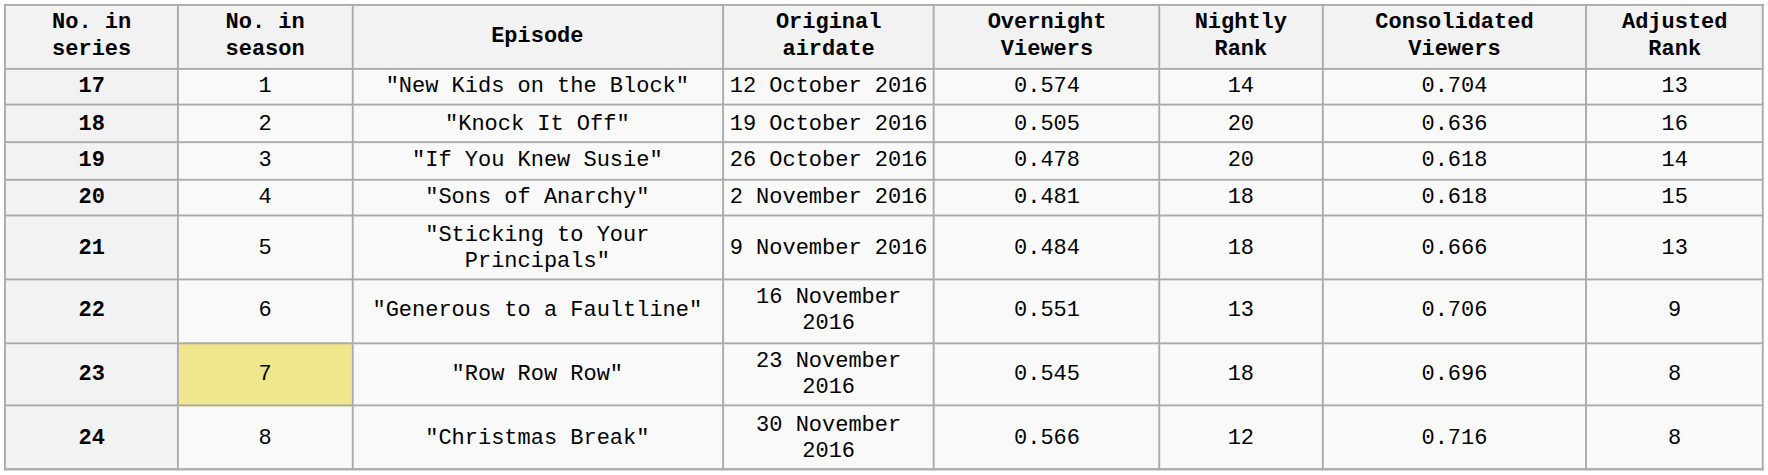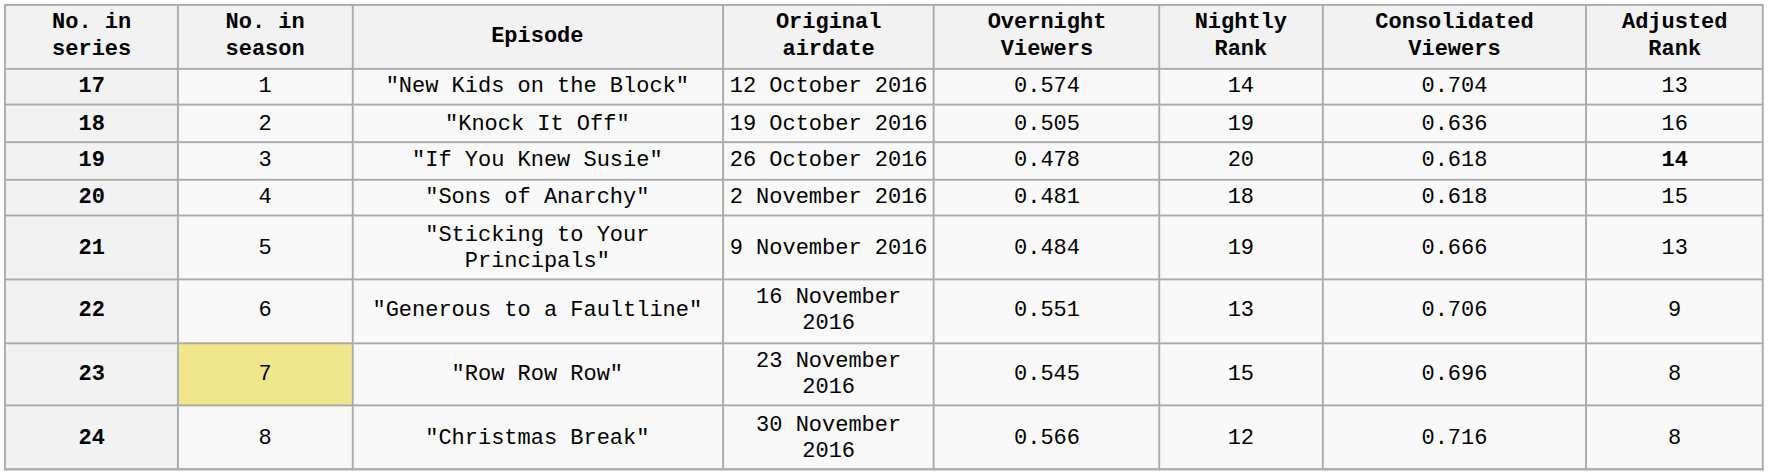(1241, 123) 20 -> (1241, 123) 19
(1675, 160) normal -> (1675, 160) bold
(1241, 247) 18 -> (1241, 247) 19
(1241, 374) 18 -> (1241, 374) 15
